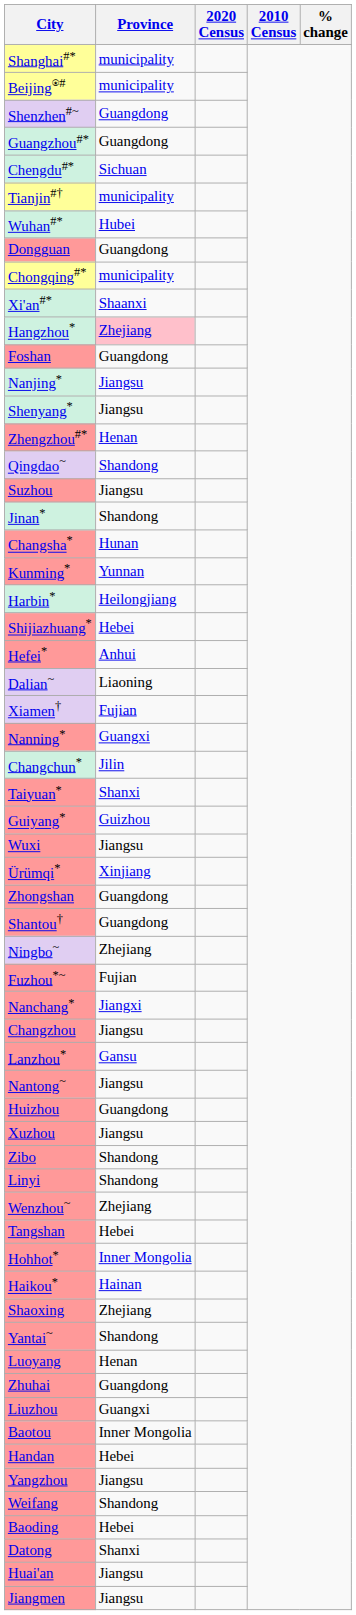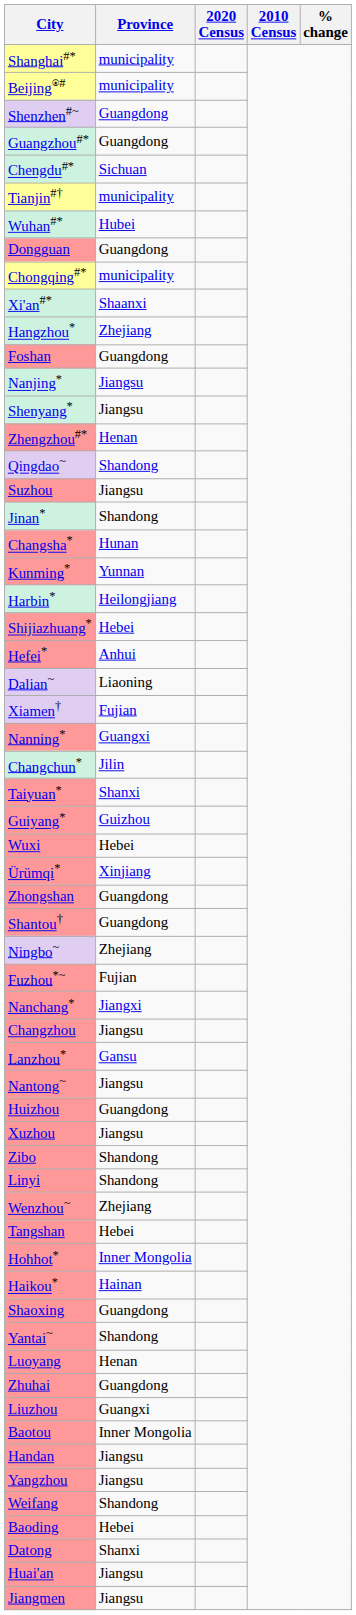(125, 330) pink background -> (125, 330) no background
(121, 845) Jiangsu -> (116, 845) Hebei
(125, 1310) Zhejiang -> (133, 1310) Guangdong
(116, 1456) Hebei -> (121, 1456) Jiangsu
